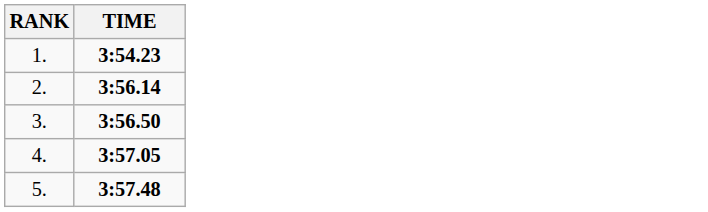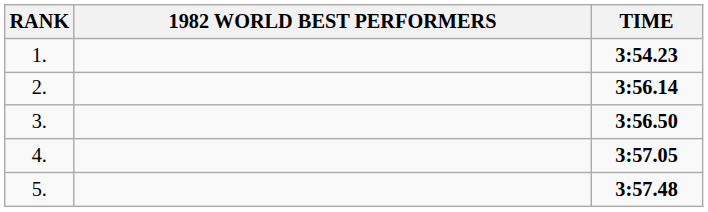+ column: (333, 21)
